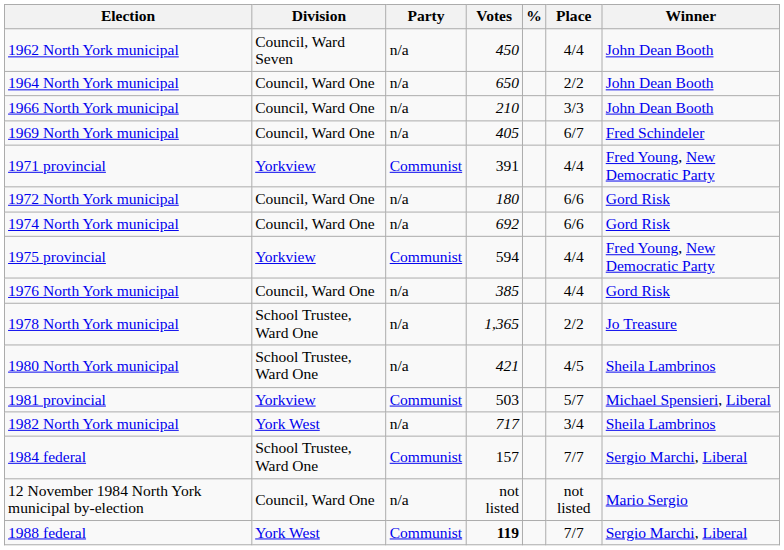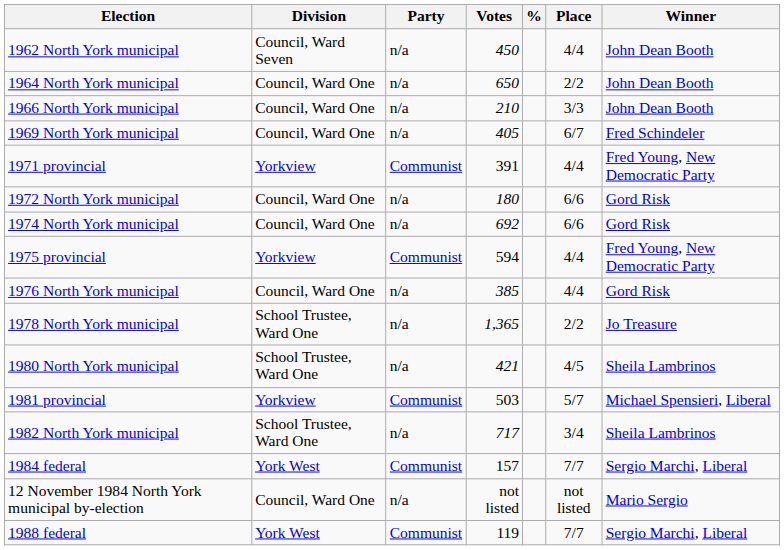(287, 424) York West -> (303, 432) School Trustee, Ward One
(303, 457) School Trustee, Ward One -> (287, 466) York West
(508, 532) bold -> (508, 532) normal
